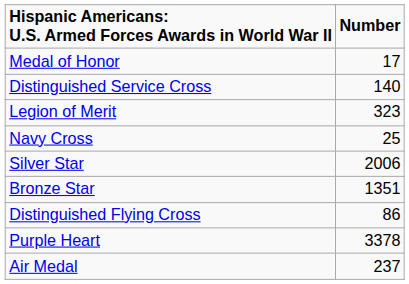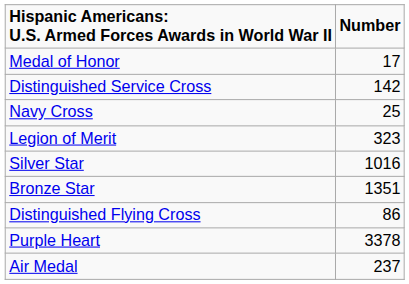(387, 86) 140 -> (387, 86) 142
rows swapped: (51, 138) <-> (63, 112)
(382, 163) 2006 -> (382, 163) 1016
